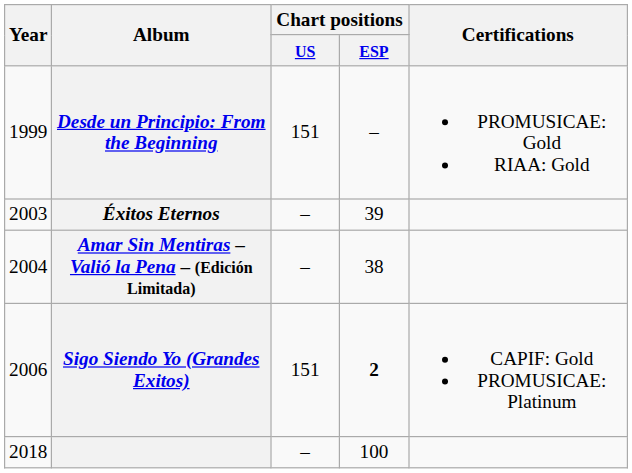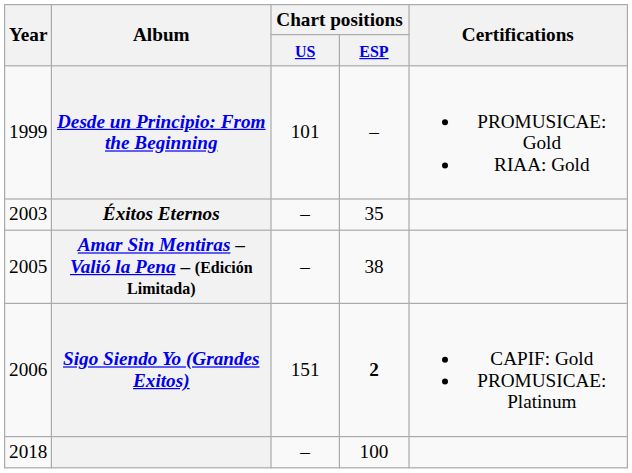(305, 132) 151 -> (305, 132) 101
(374, 214) 39 -> (374, 214) 35
(28, 266) 2004 -> (28, 266) 2005
